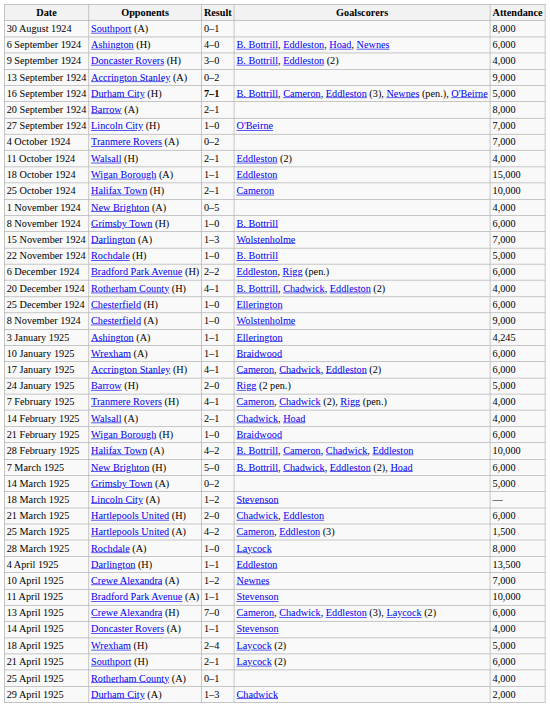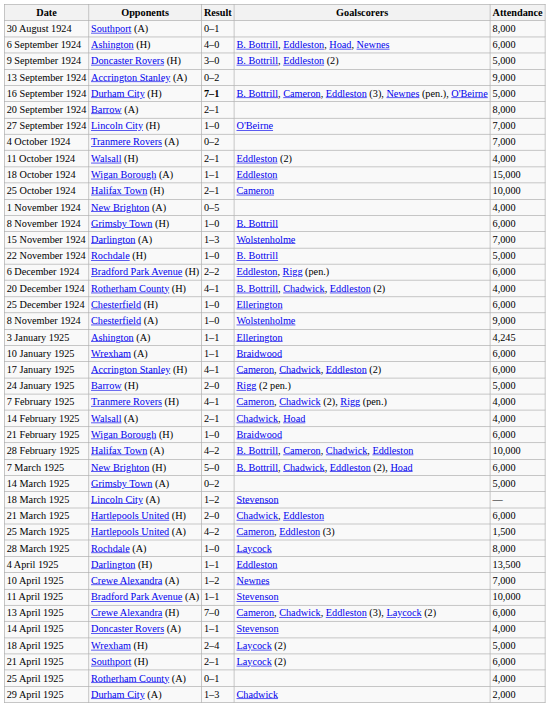(504, 61) 4,000 -> (504, 61) 5,000
